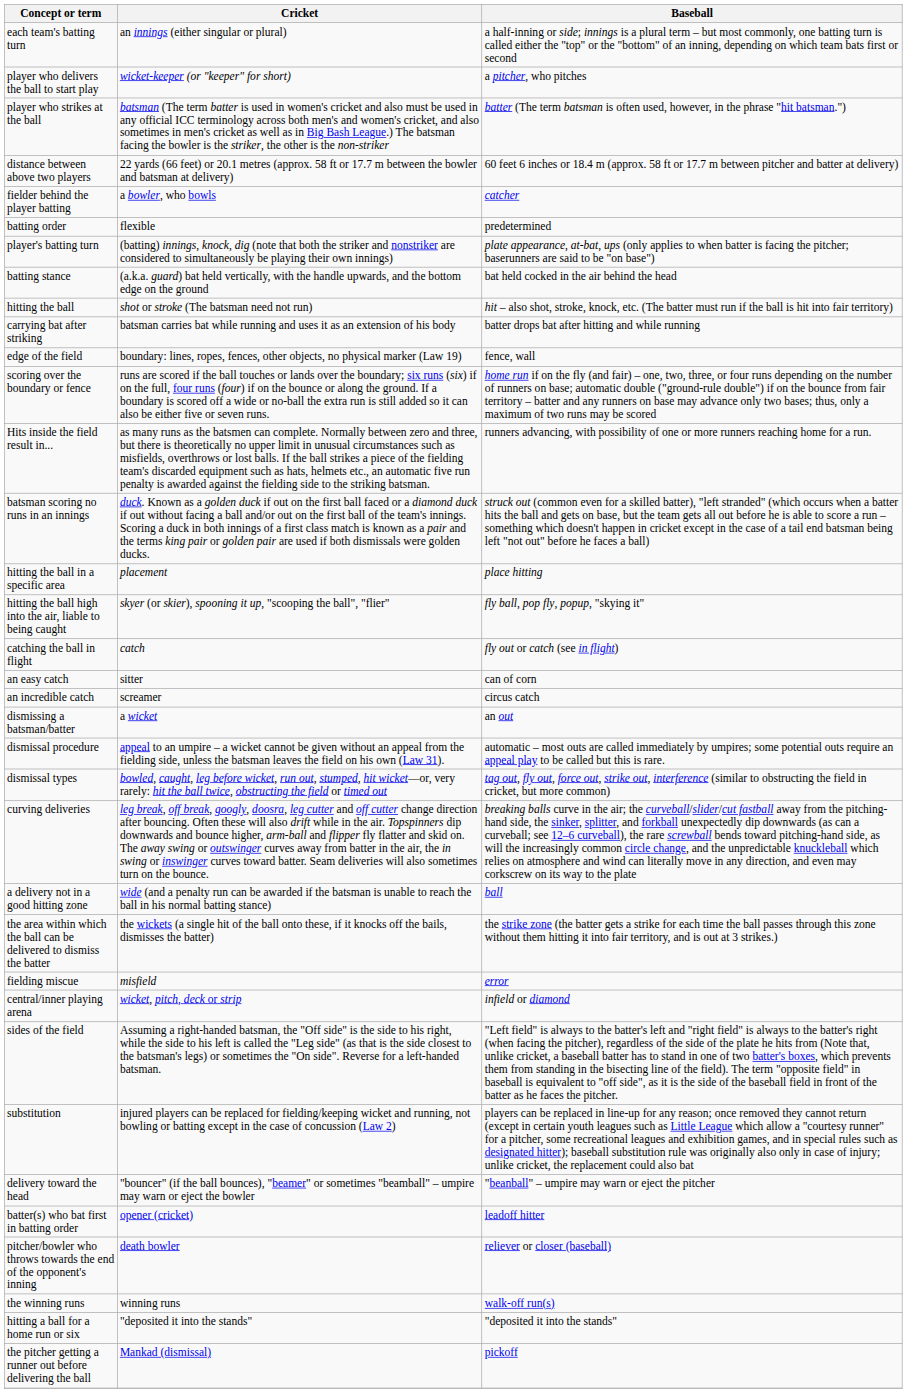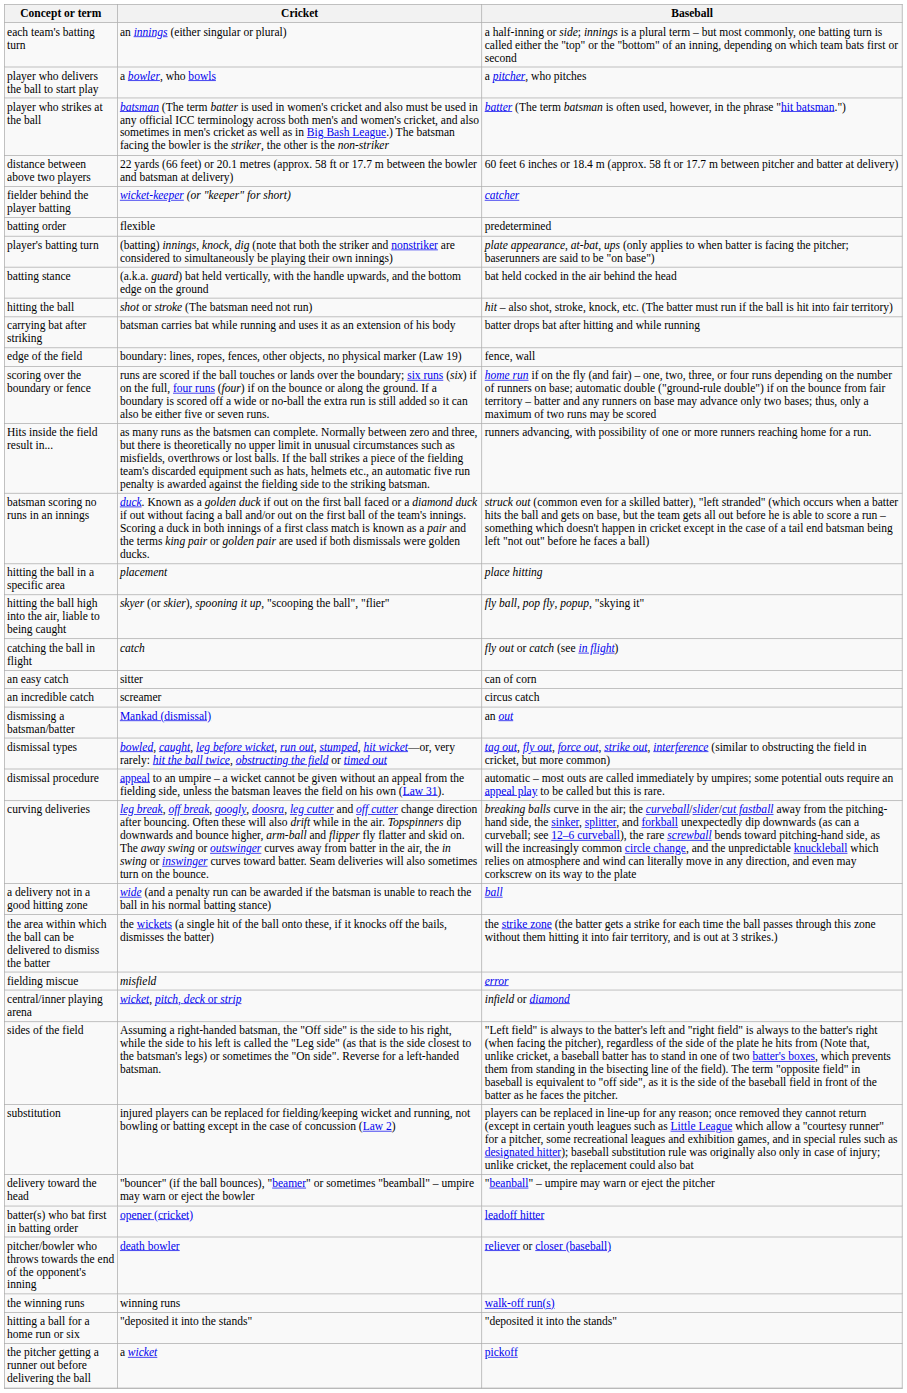(205, 76) wicket-keeper (or "keeper" for short) -> (168, 76) a bowler, who bowls
(168, 195) a bowler, who bowls -> (205, 195) wicket-keeper (or "keeper" for short)
(139, 715) a wicket -> (165, 715) Mankad (dismissal)
rows swapped: (42, 778) <-> (53, 747)
(165, 1352) Mankad (dismissal) -> (139, 1352) a wicket
